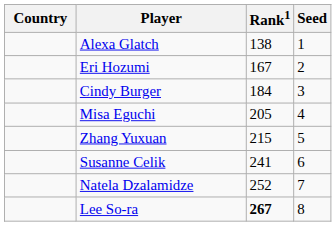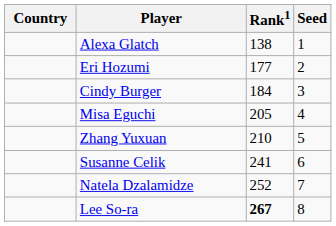(261, 67) 167 -> (261, 67) 177
(261, 138) 215 -> (261, 138) 210
